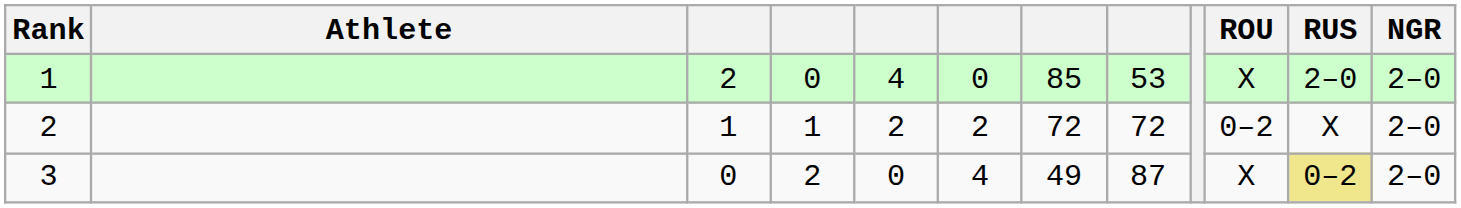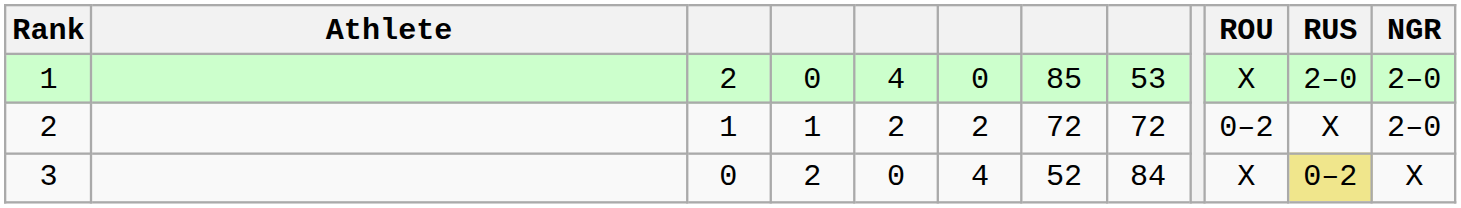(1064, 177) 49 -> (1064, 177) 52
(1148, 177) 87 -> (1148, 177) 84
(1414, 177) 2–0 -> (1414, 177) X
